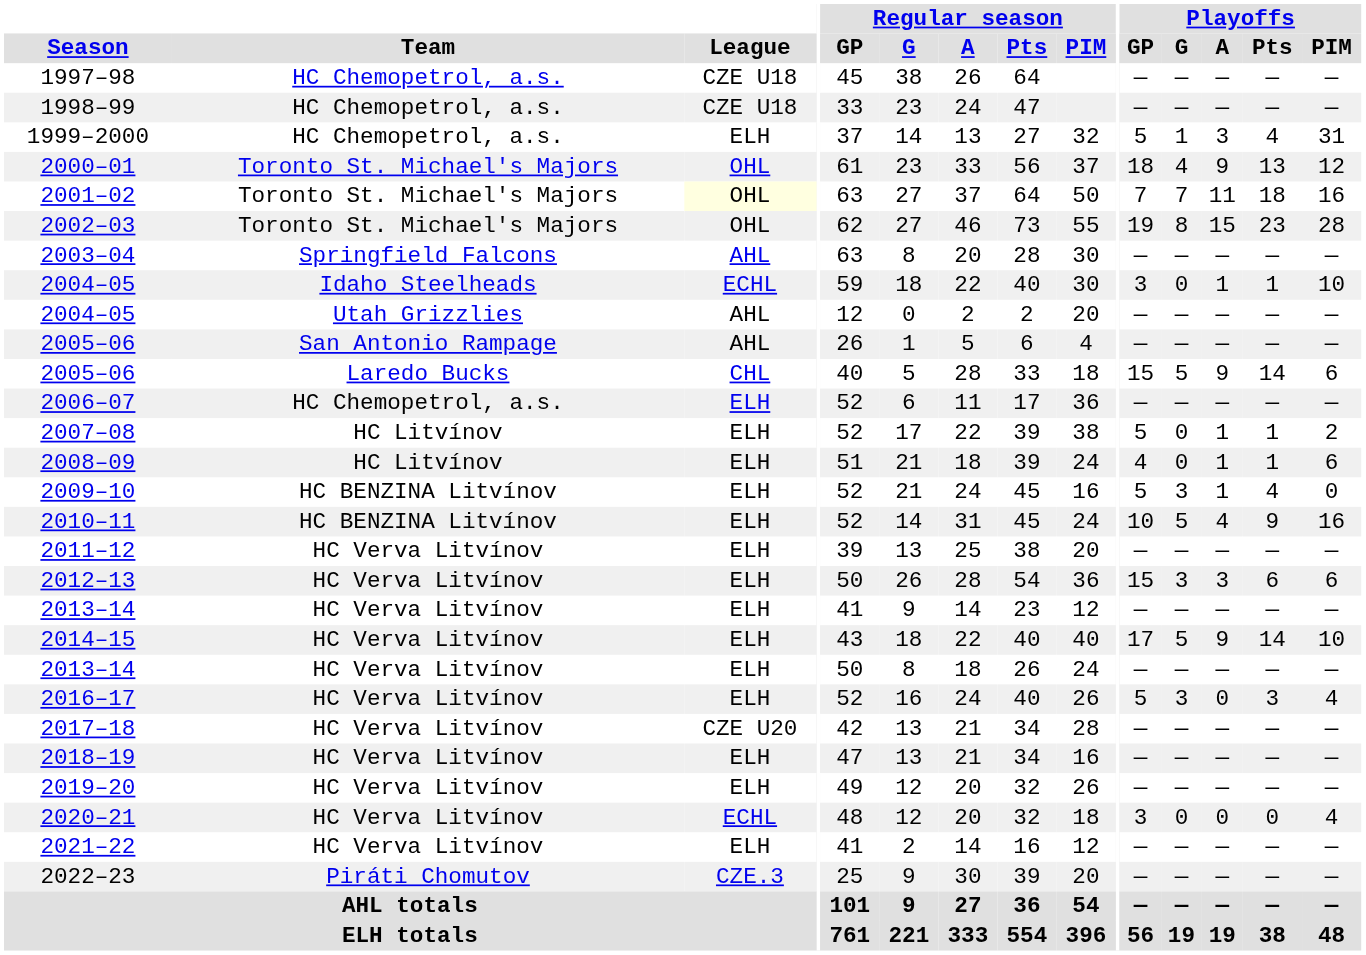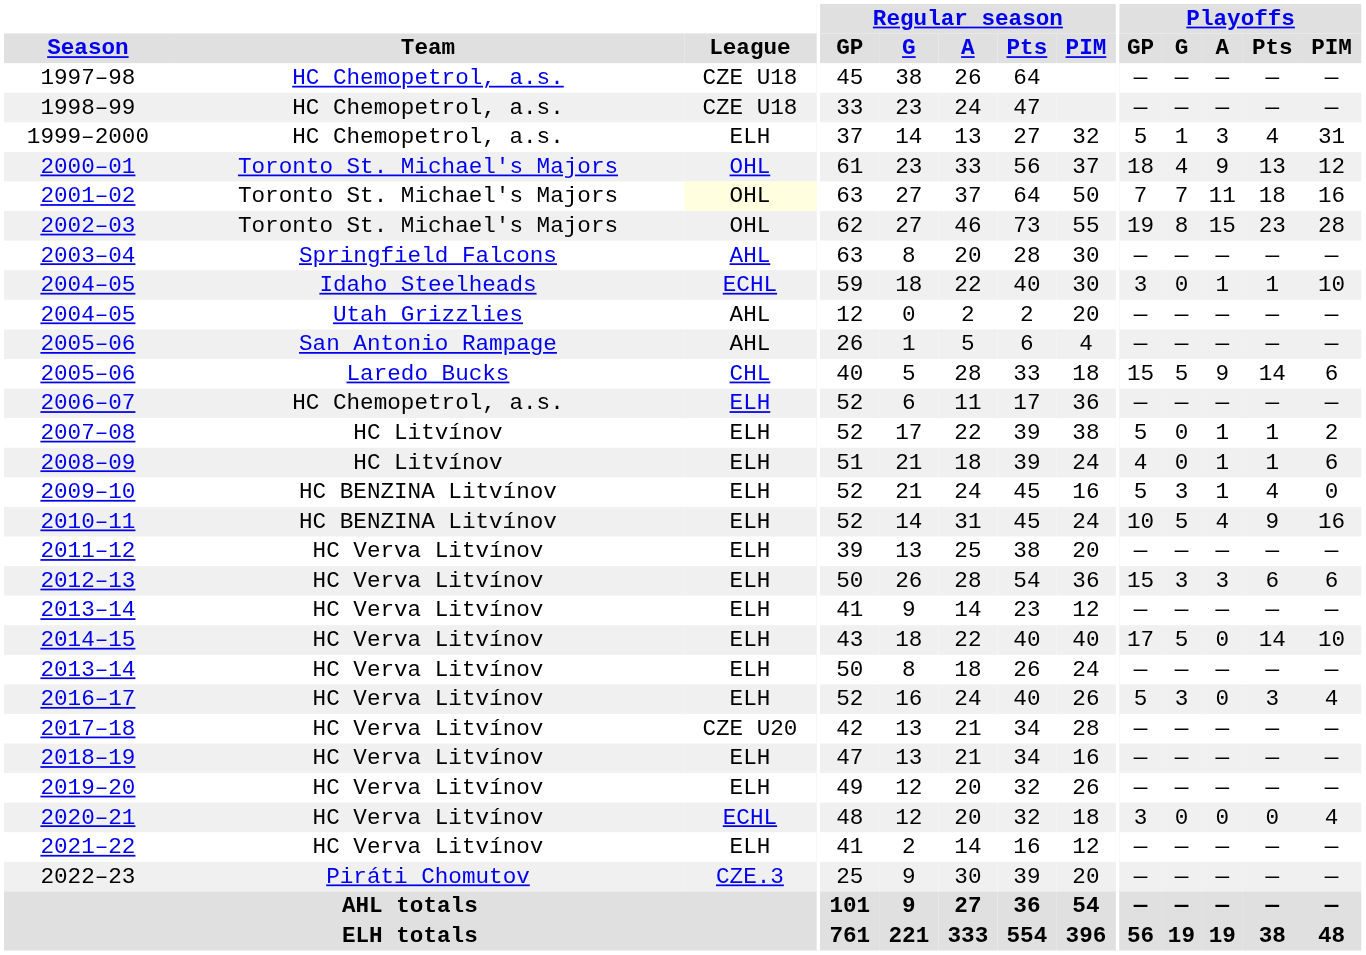(1222, 640) 9 -> (1222, 640) 0
